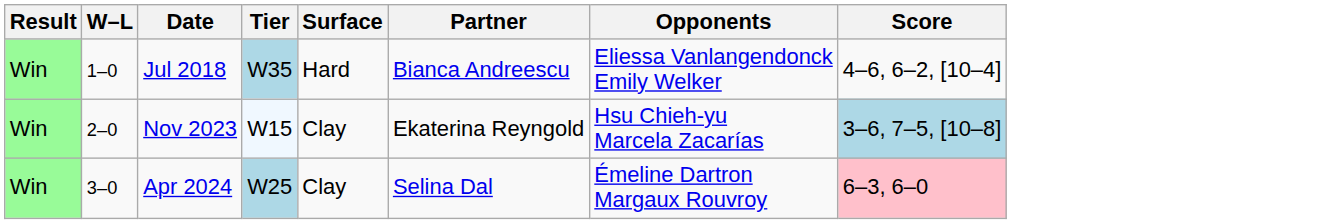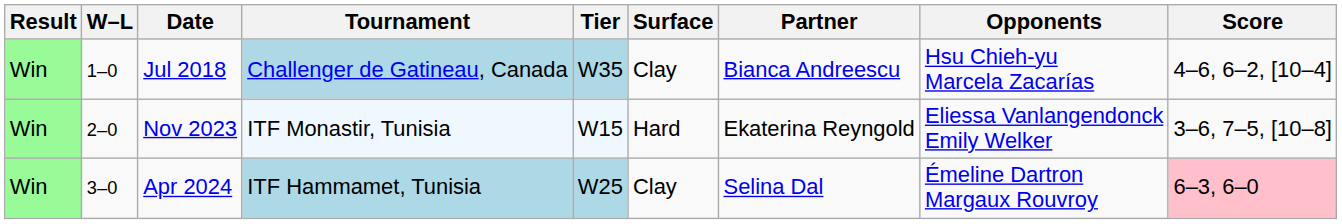+ column: (407, 21)
(326, 68) Hard -> (655, 68) Clay
(714, 68) Eliessa Vanlangendonck Emily Welker -> (1010, 68) Hsu Chieh-yu Marcela Zacarías
(324, 128) Clay -> (657, 128) Hard
(679, 128) Hsu Chieh-yu Marcela Zacarías -> (1044, 128) Eliessa Vanlangendonck Emily Welker
(922, 128) lightblue background -> (1253, 128) no background
